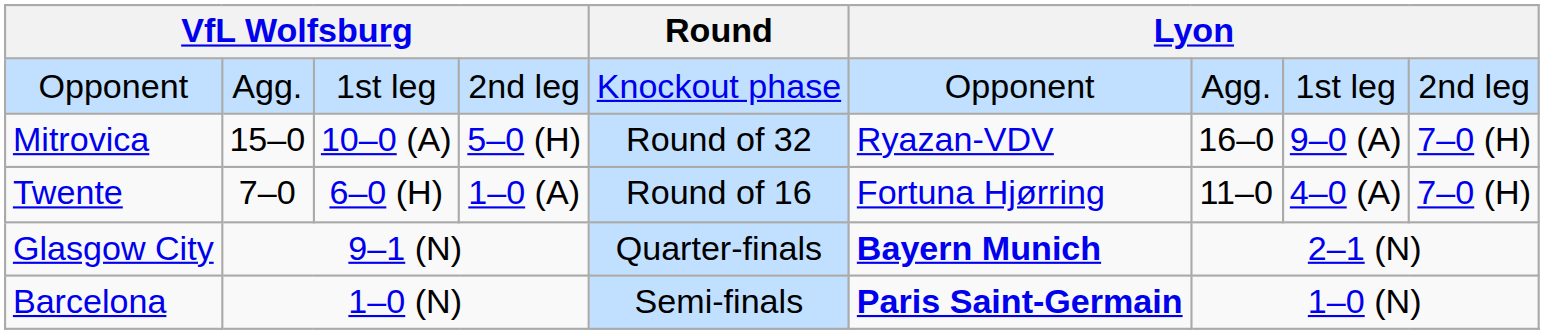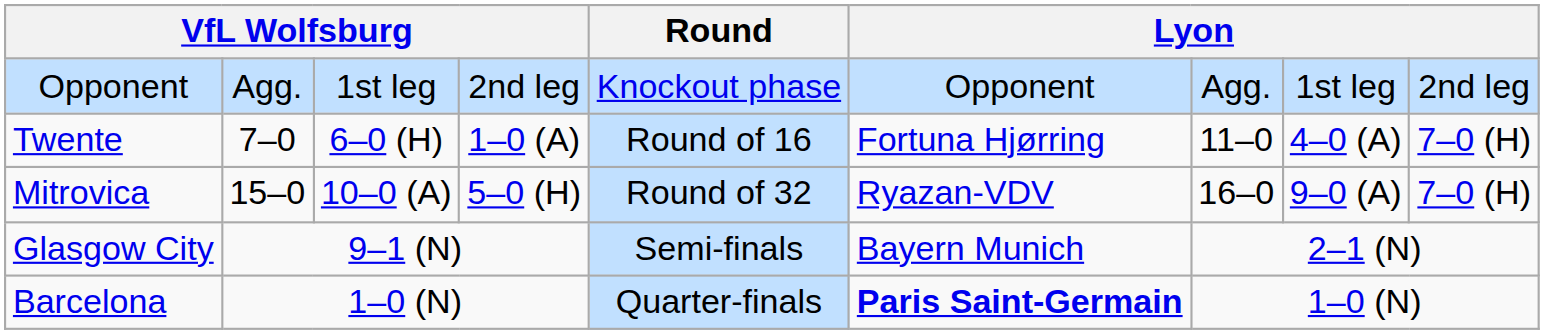rows swapped: (81, 139) <-> (68, 193)
(719, 247) Quarter-finals -> (719, 247) Semi-finals
(979, 247) bold -> (970, 247) normal
(719, 301) Semi-finals -> (719, 301) Quarter-finals
